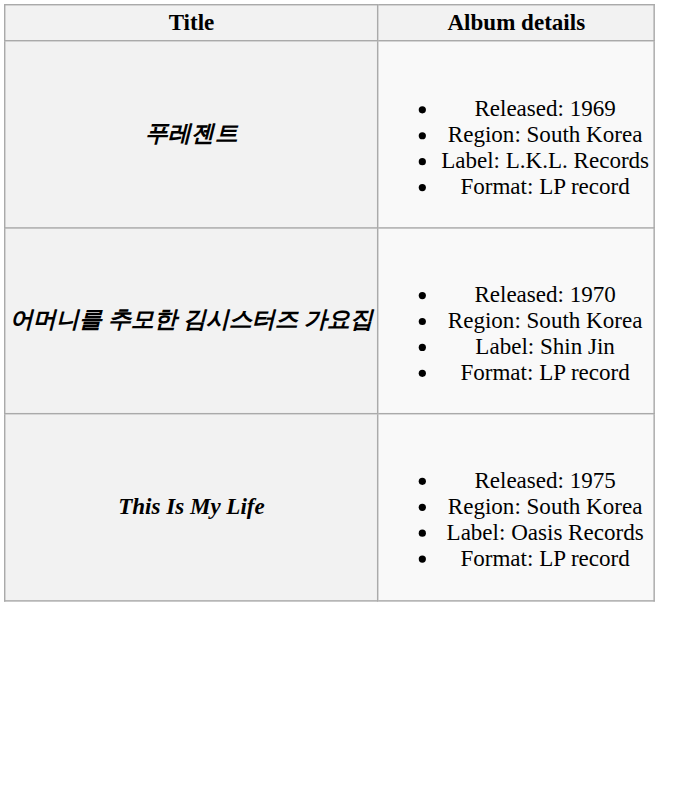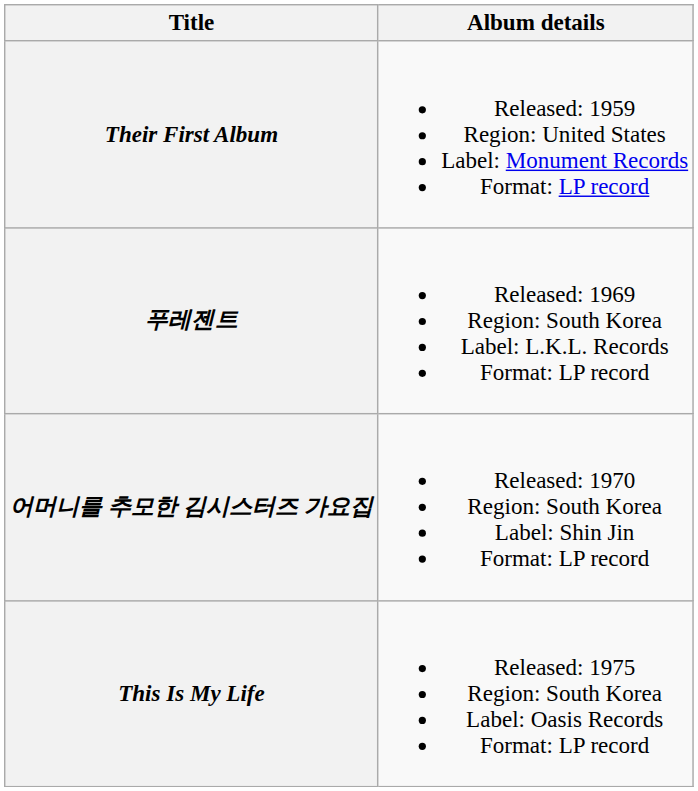+ row: (191, 134)
